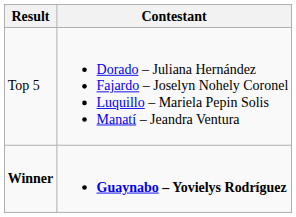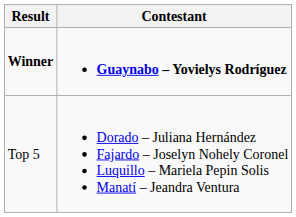rows swapped: (30, 178) <-> (24, 86)
